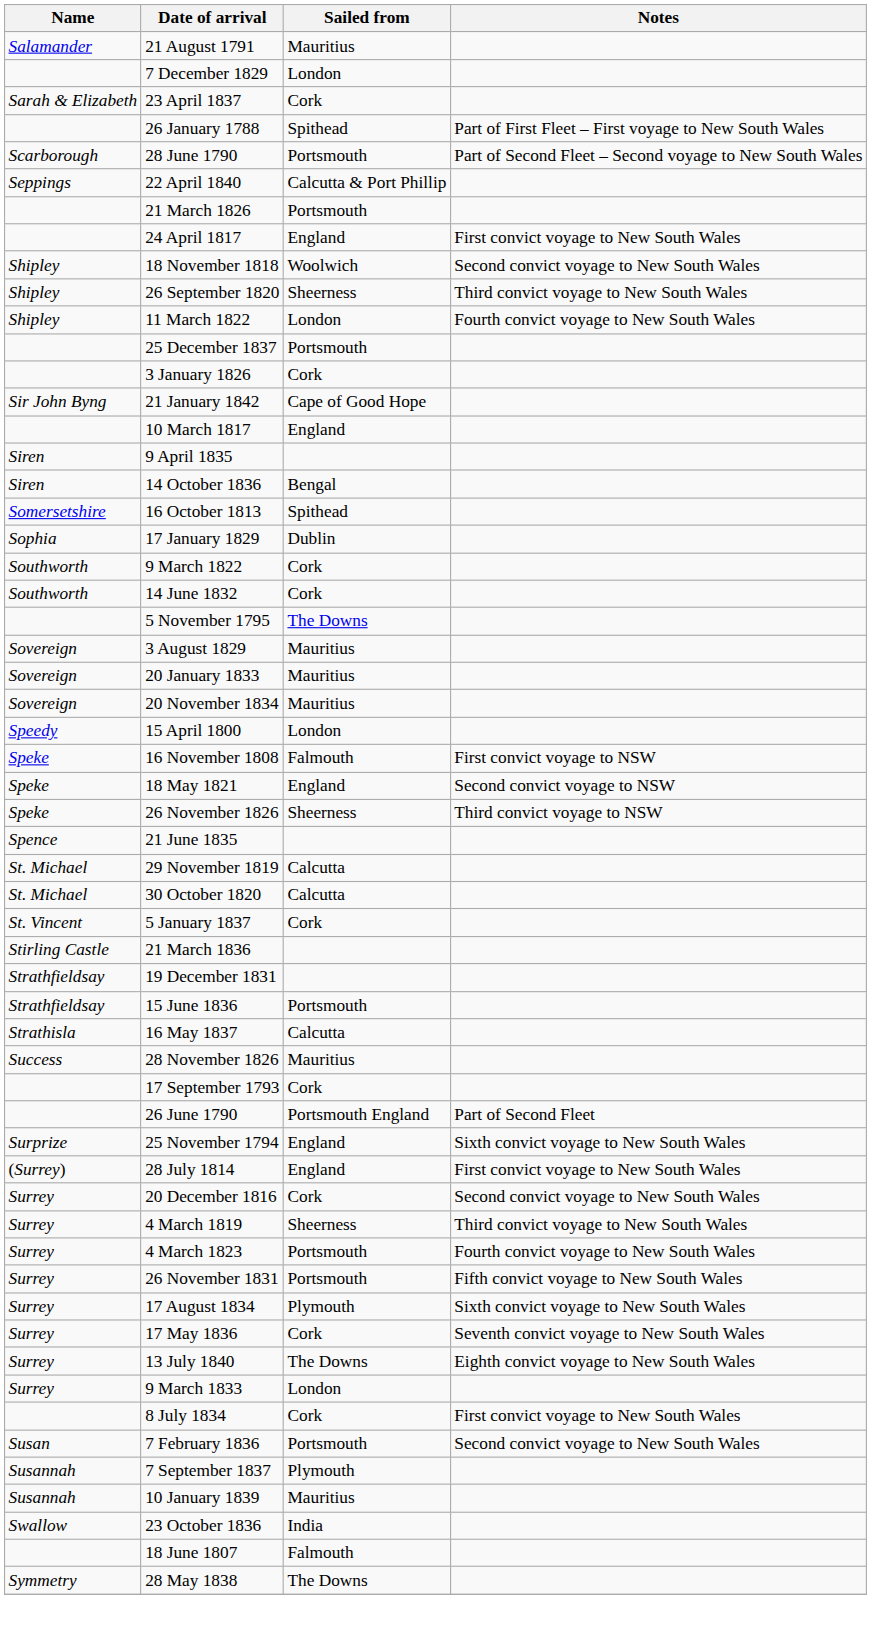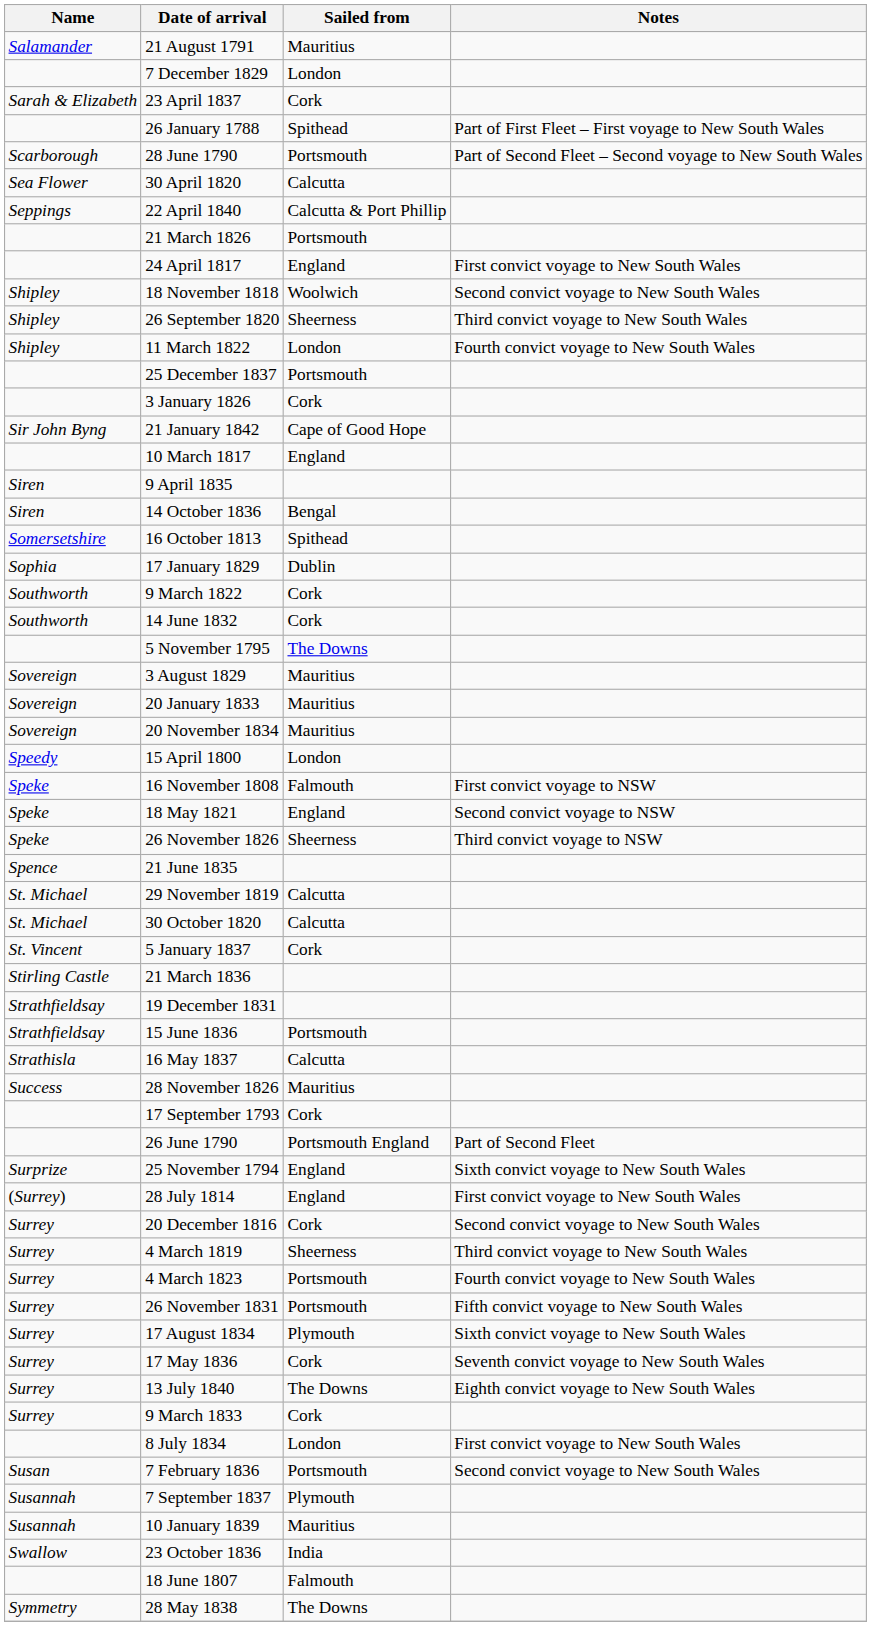+ row: (193, 182)
(314, 1388) London -> (305, 1415) Cork
(305, 1415) Cork -> (314, 1443) London
